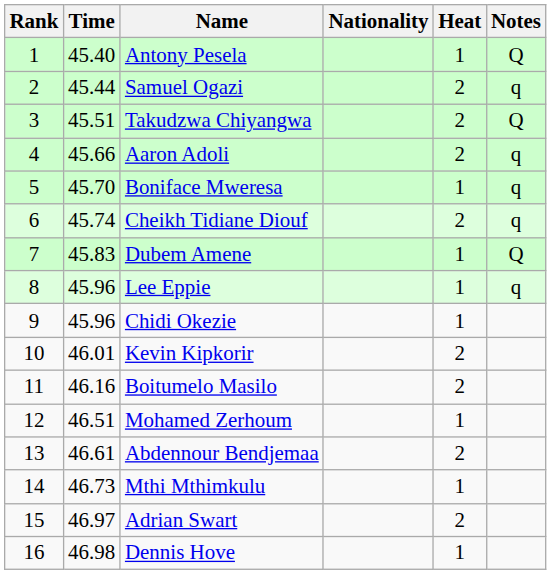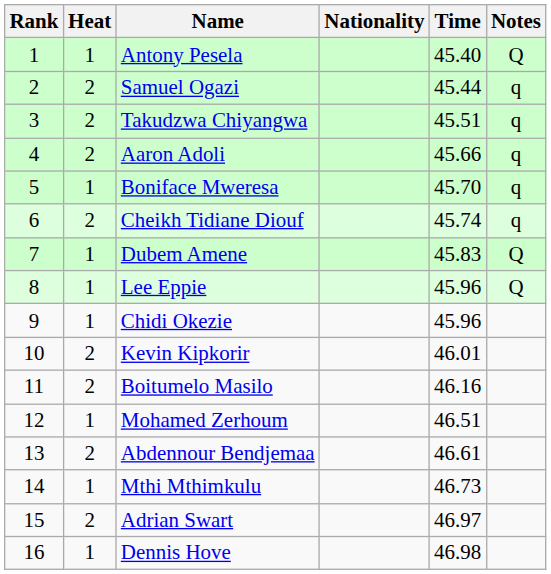columns swapped: (460, 21) <-> (92, 21)
(516, 120) Q -> (516, 120) q
(516, 287) q -> (516, 287) Q
